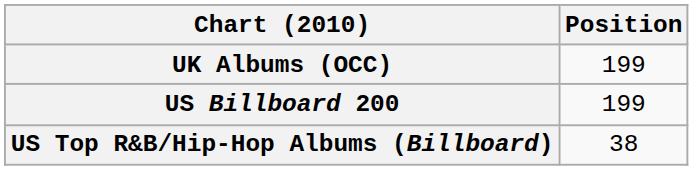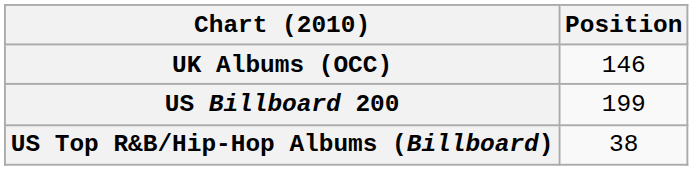(624, 65) 199 -> (624, 65) 146
